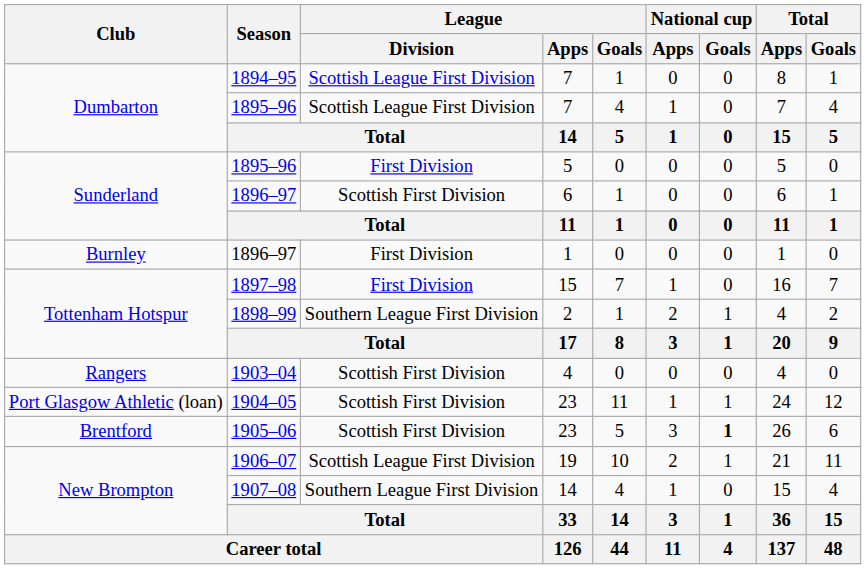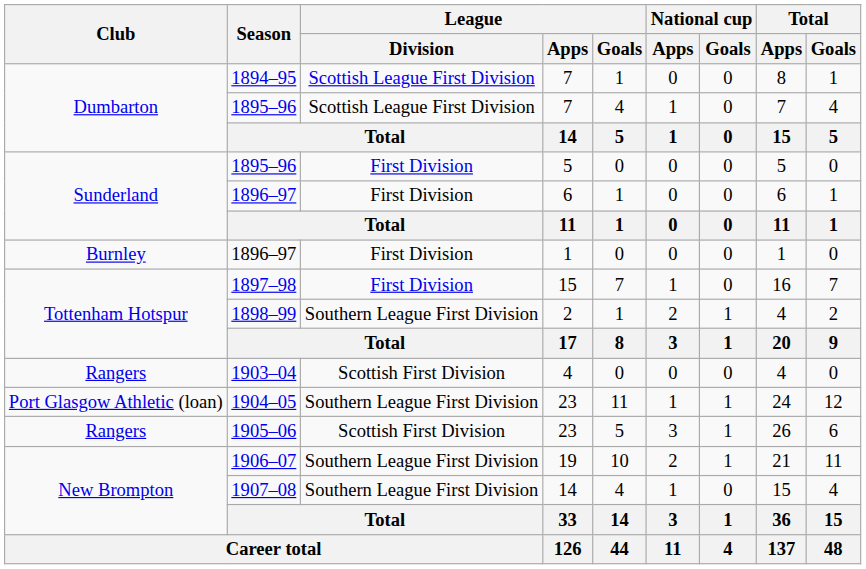(422, 195) Scottish First Division -> (422, 195) First Division
(422, 401) Scottish First Division -> (422, 401) Southern League First Division
(116, 431) Brentford -> (116, 431) Rangers
(728, 431) bold -> (728, 431) normal
(422, 460) Scottish League First Division -> (422, 460) Southern League First Division
